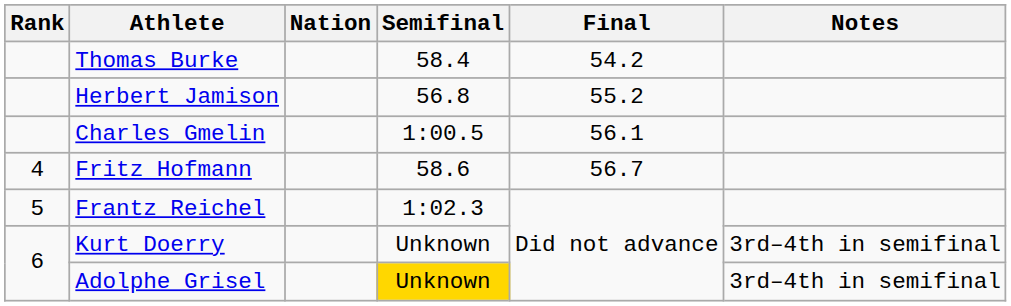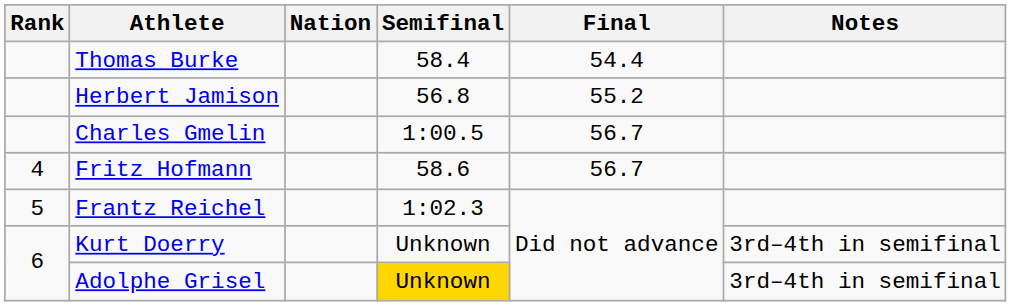(617, 60) 54.2 -> (617, 60) 54.4
(617, 134) 56.1 -> (617, 134) 56.7
